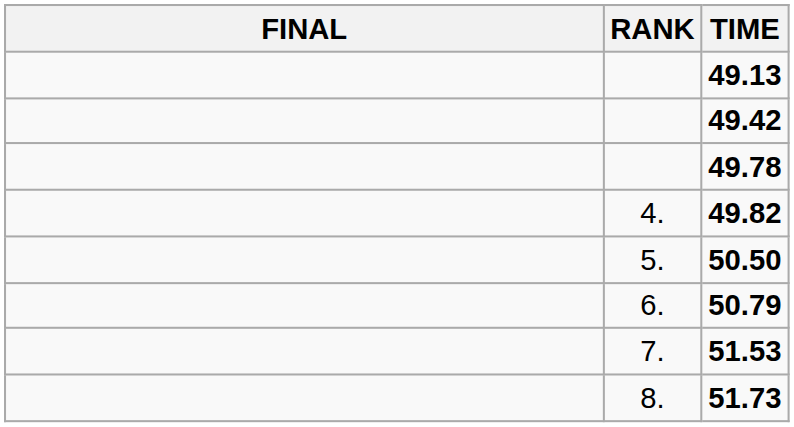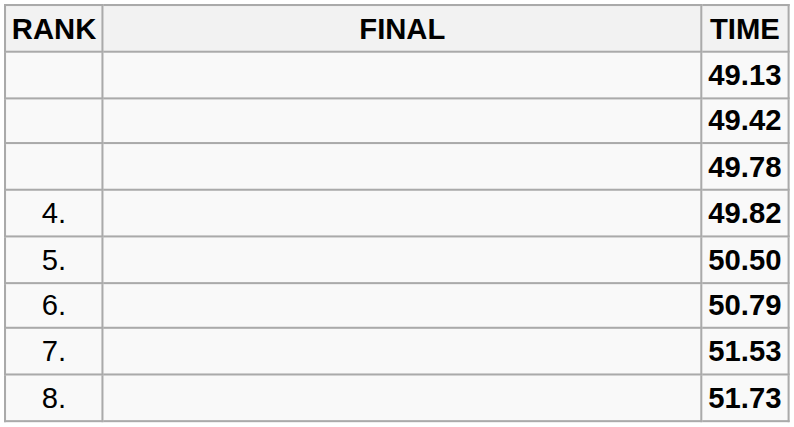columns swapped: (652, 28) <-> (304, 28)
